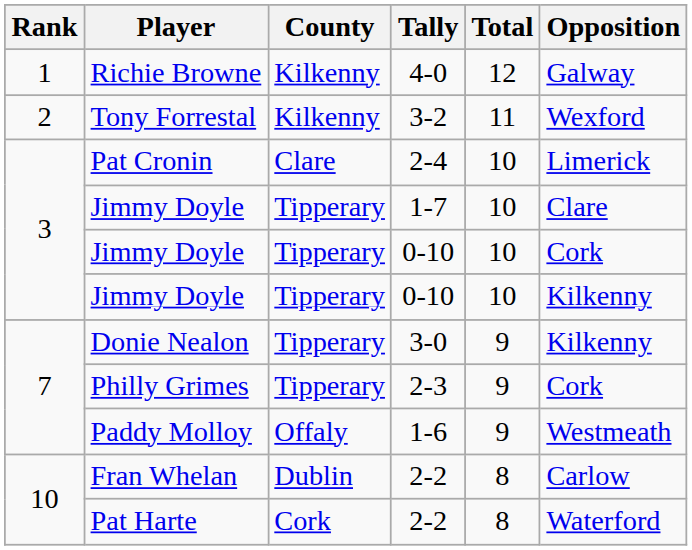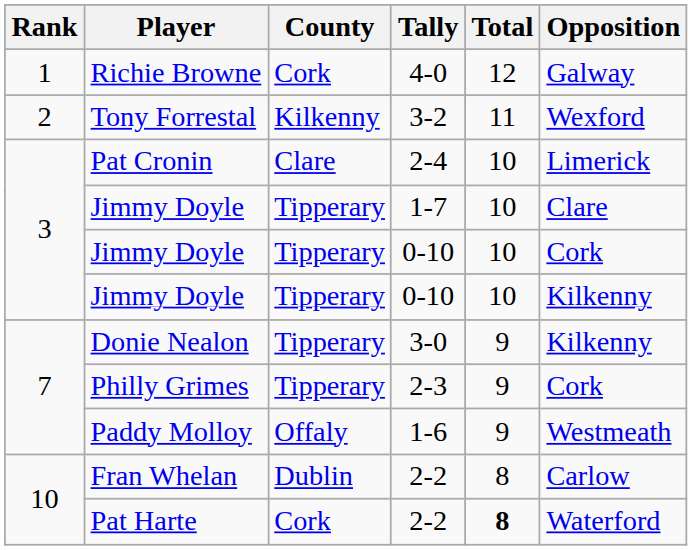(327, 71) Kilkenny -> (303, 71) Cork
(502, 521) normal -> (502, 521) bold
